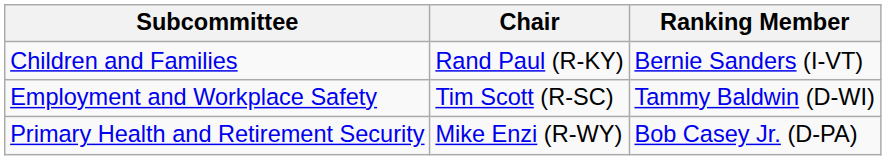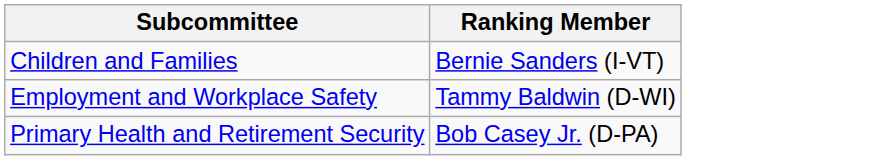- column: (529, 23)
